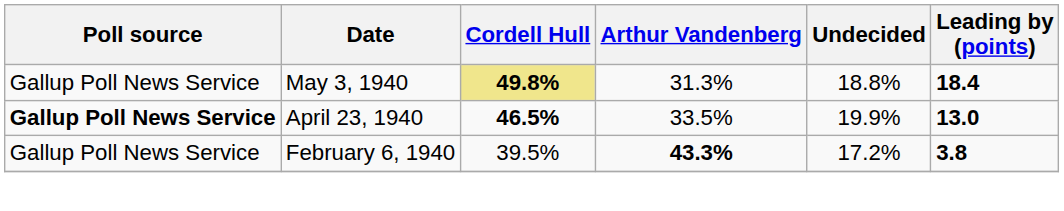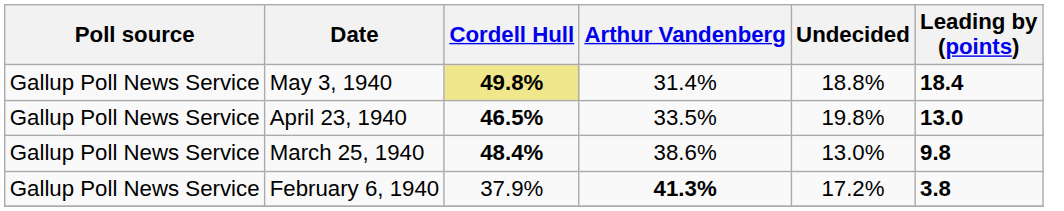(701, 82) 31.3% -> (685, 82) 31.4%
(143, 117) bold -> (135, 117) normal
(869, 117) 19.9% -> (853, 117) 19.8%
+ row: (347, 152)
(528, 152) 39.5% -> (512, 188) 37.9%
(701, 152) 43.3% -> (685, 188) 41.3%
